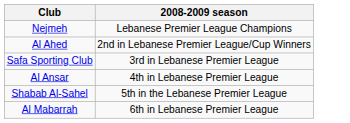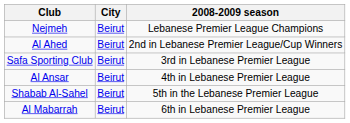+ column: (111, 12)
